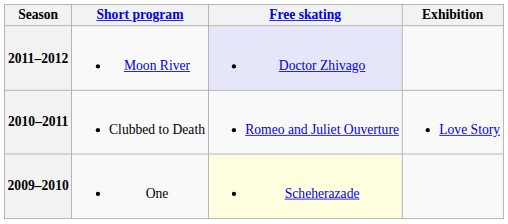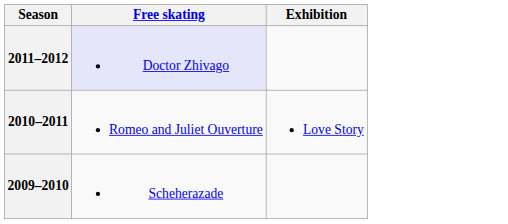- column: (140, 15)
(305, 194) lightyellow background -> (169, 194) no background
